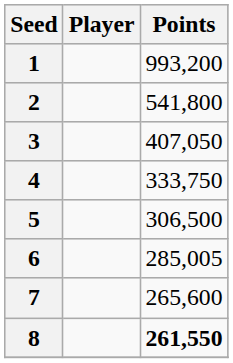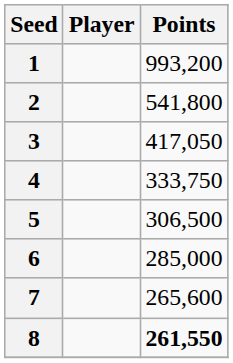(184, 141) 407,050 -> (184, 141) 417,050
(184, 258) 285,005 -> (184, 258) 285,000
